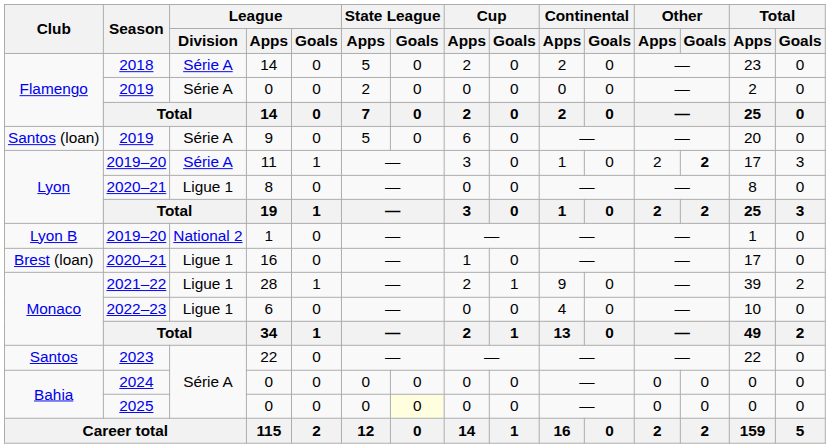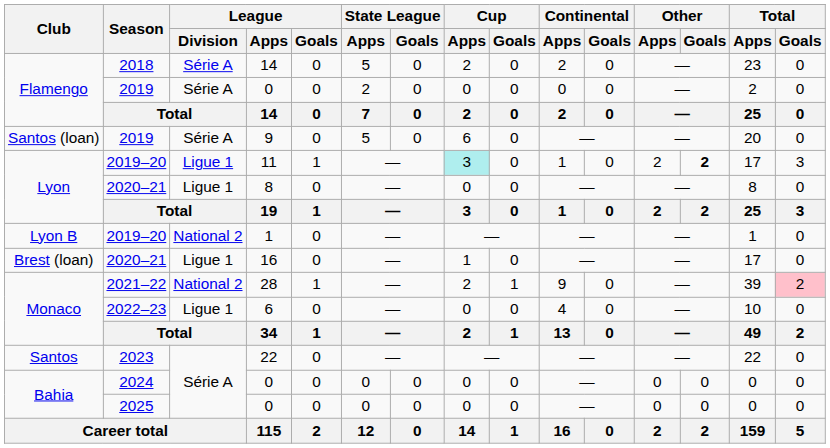(208, 162) Série A -> (208, 162) Ligue 1
(467, 162) no background -> (467, 162) paleturquoise background
(208, 284) Ligue 1 -> (208, 284) National 2
(800, 284) no background -> (800, 284) pink background
(417, 406) lightyellow background -> (417, 406) no background
